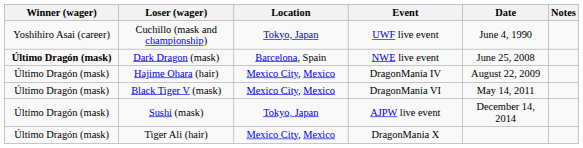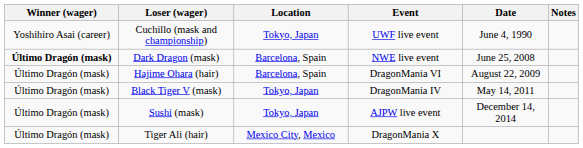(291, 73) Mexico City, Mexico -> (291, 73) Barcelona, Spain
(405, 73) DragonMania IV -> (405, 73) DragonMania VI
(291, 90) Mexico City, Mexico -> (291, 90) Tokyo, Japan
(405, 90) DragonMania VI -> (405, 90) DragonMania IV
